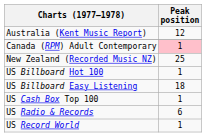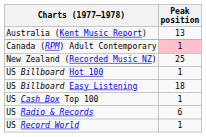(180, 33) 12 -> (180, 33) 13
